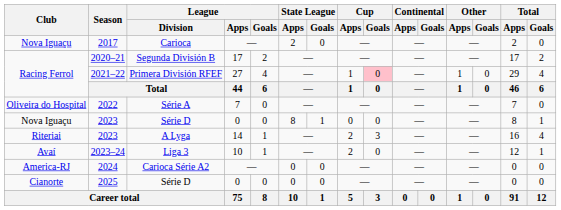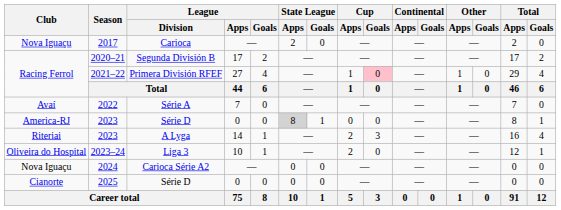(46, 105) Oliveira do Hospital -> (46, 105) Avaí
(46, 120) Nova Iguaçu -> (46, 120) America-RJ
(293, 120) no background -> (293, 120) lightgrey background
(46, 151) Avaí -> (46, 151) Oliveira do Hospital
(46, 167) America-RJ -> (46, 167) Nova Iguaçu
